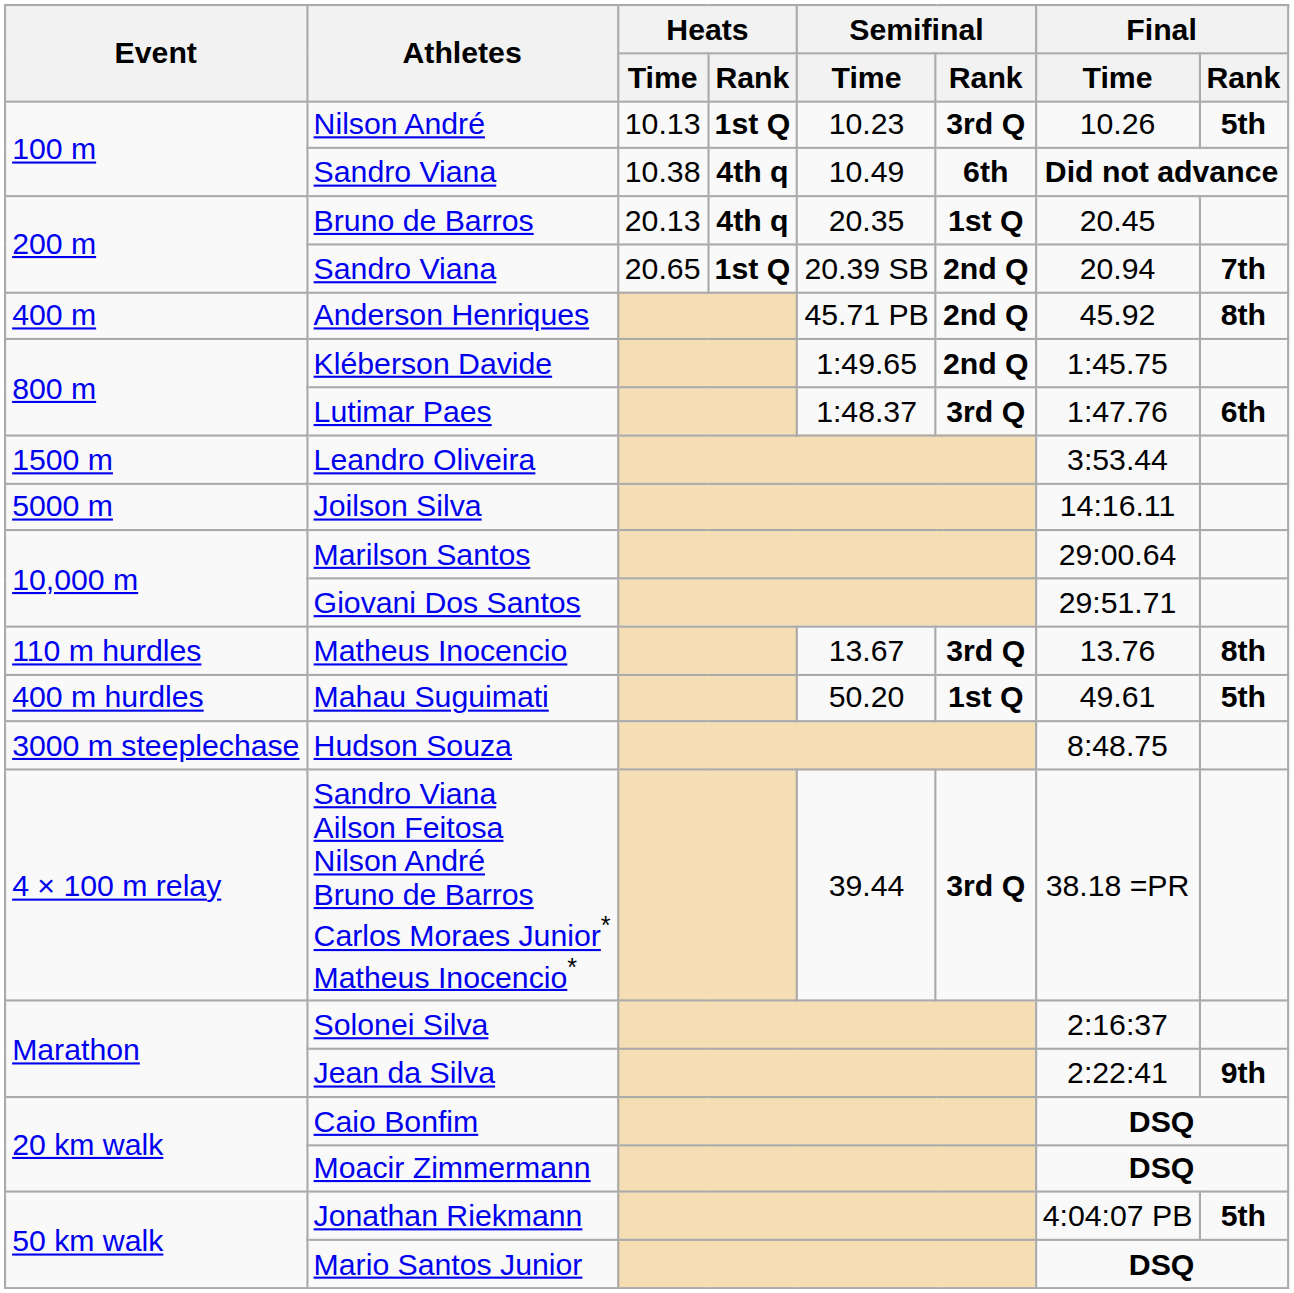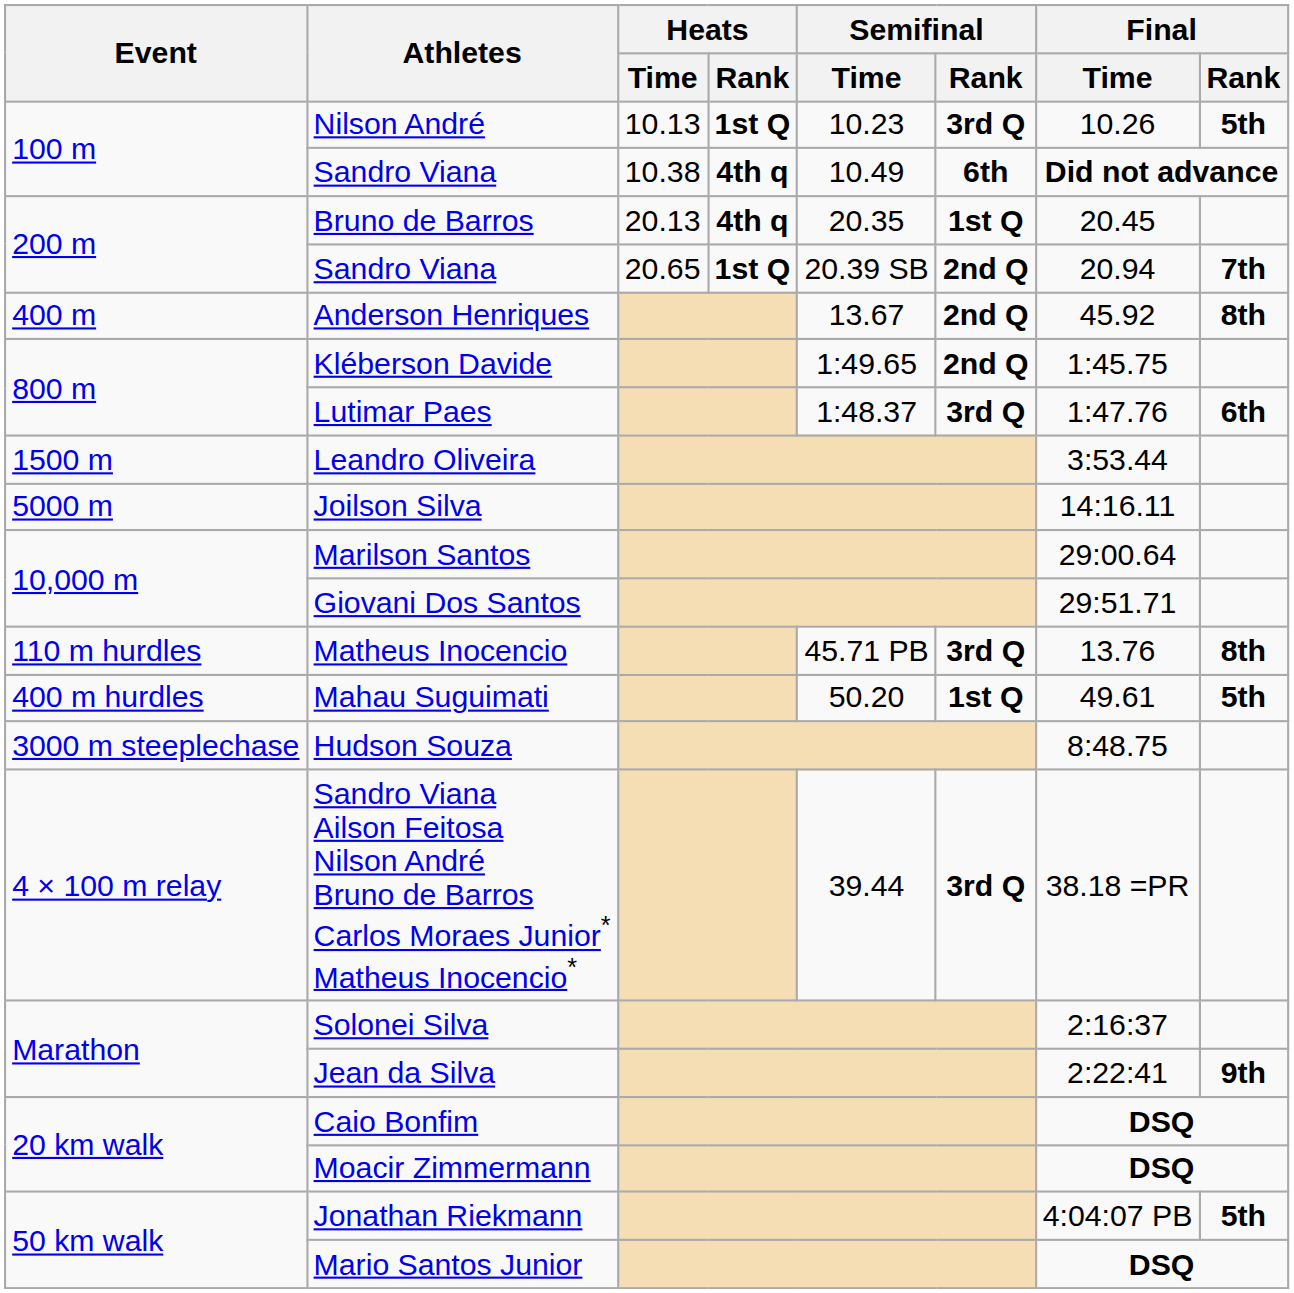(867, 316) 45.71 PB -> (867, 316) 13.67
(867, 650) 13.67 -> (867, 650) 45.71 PB
